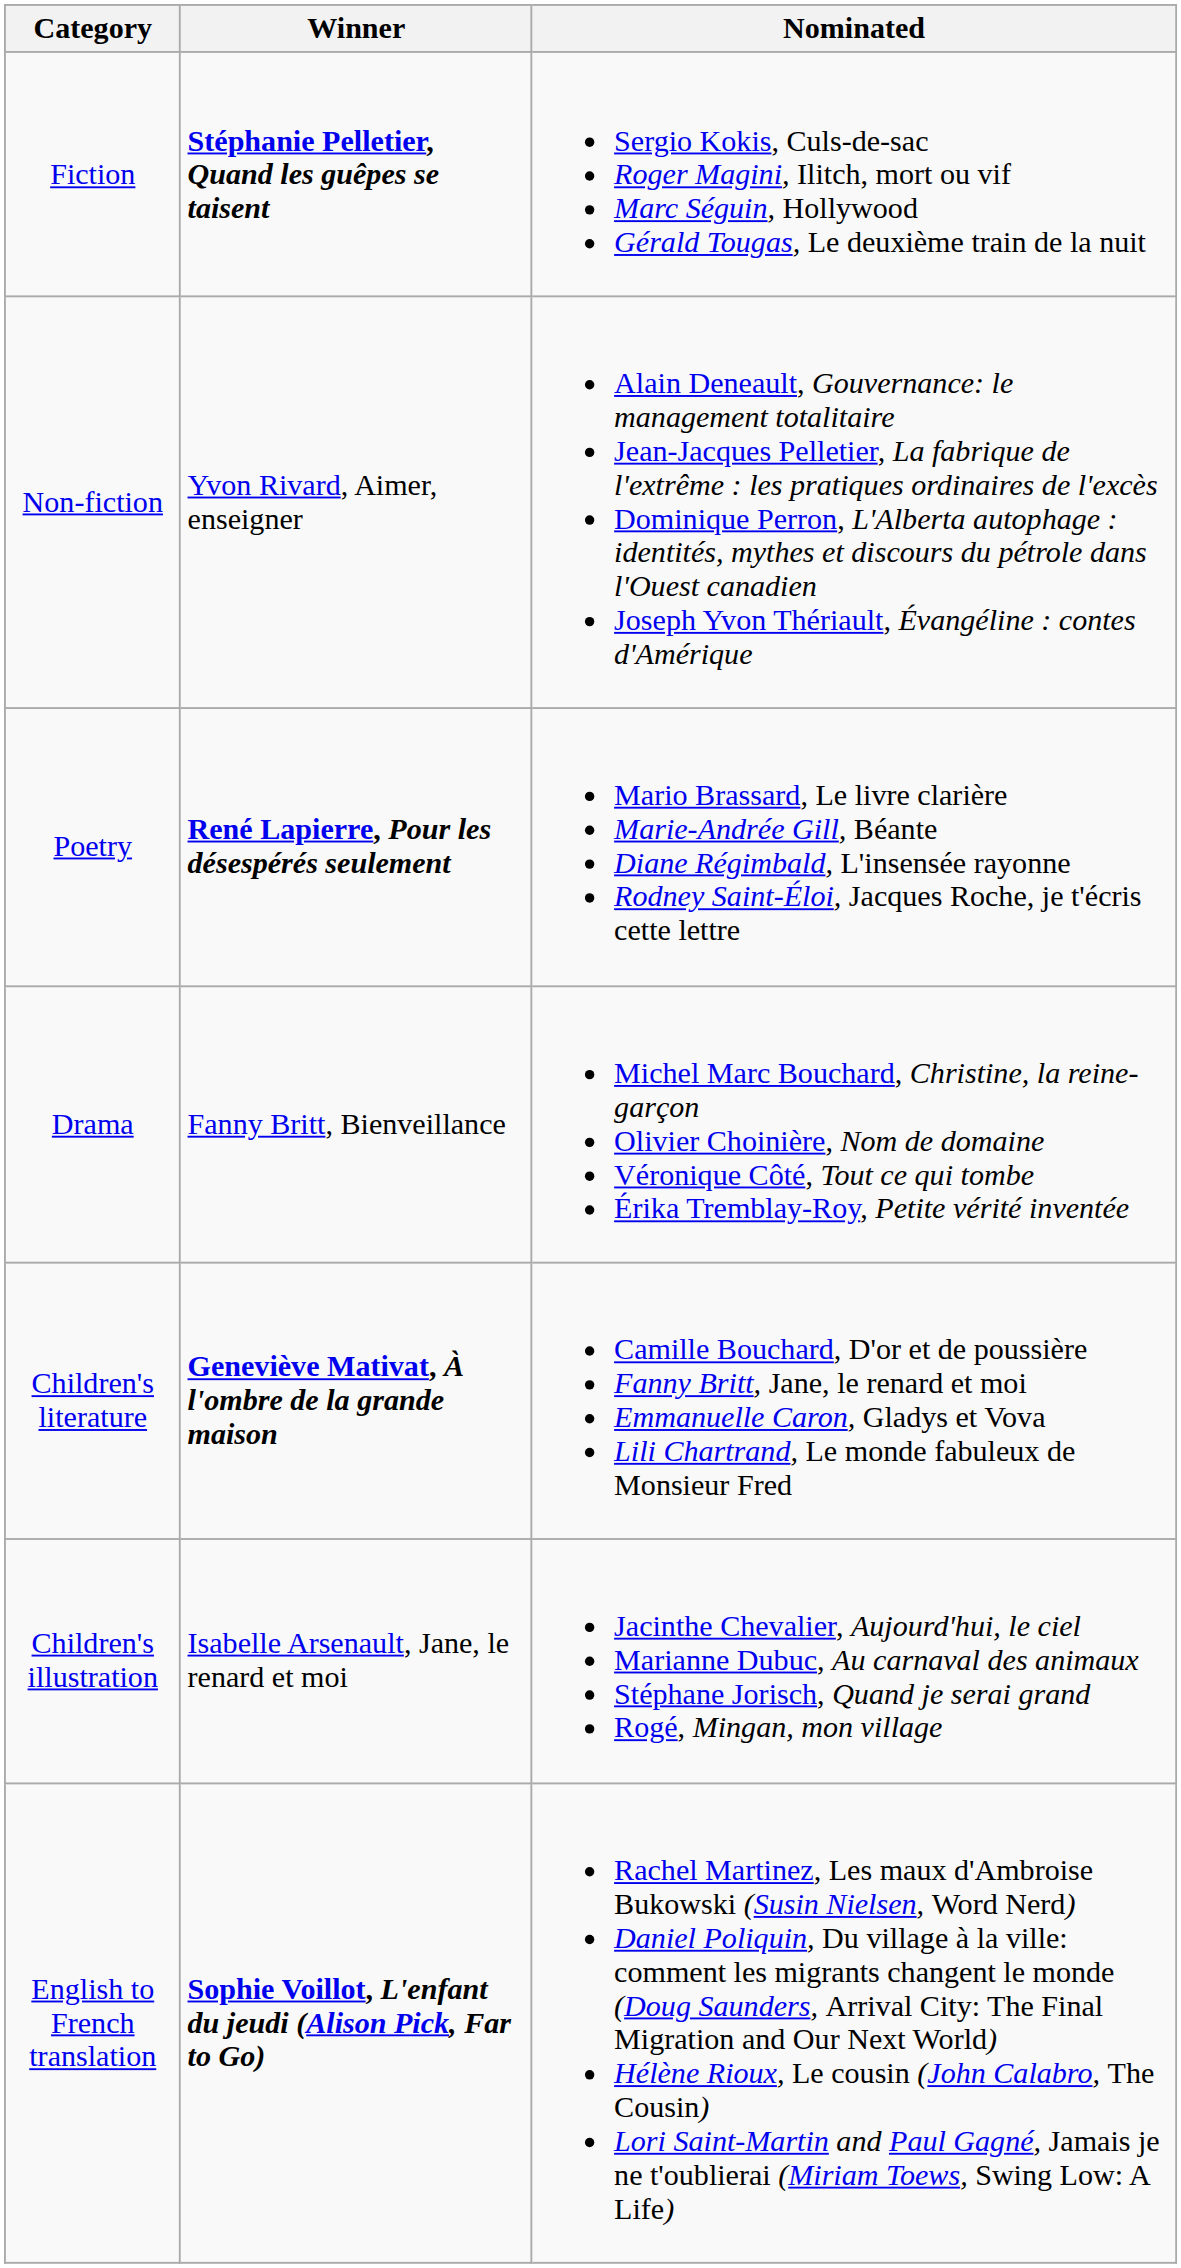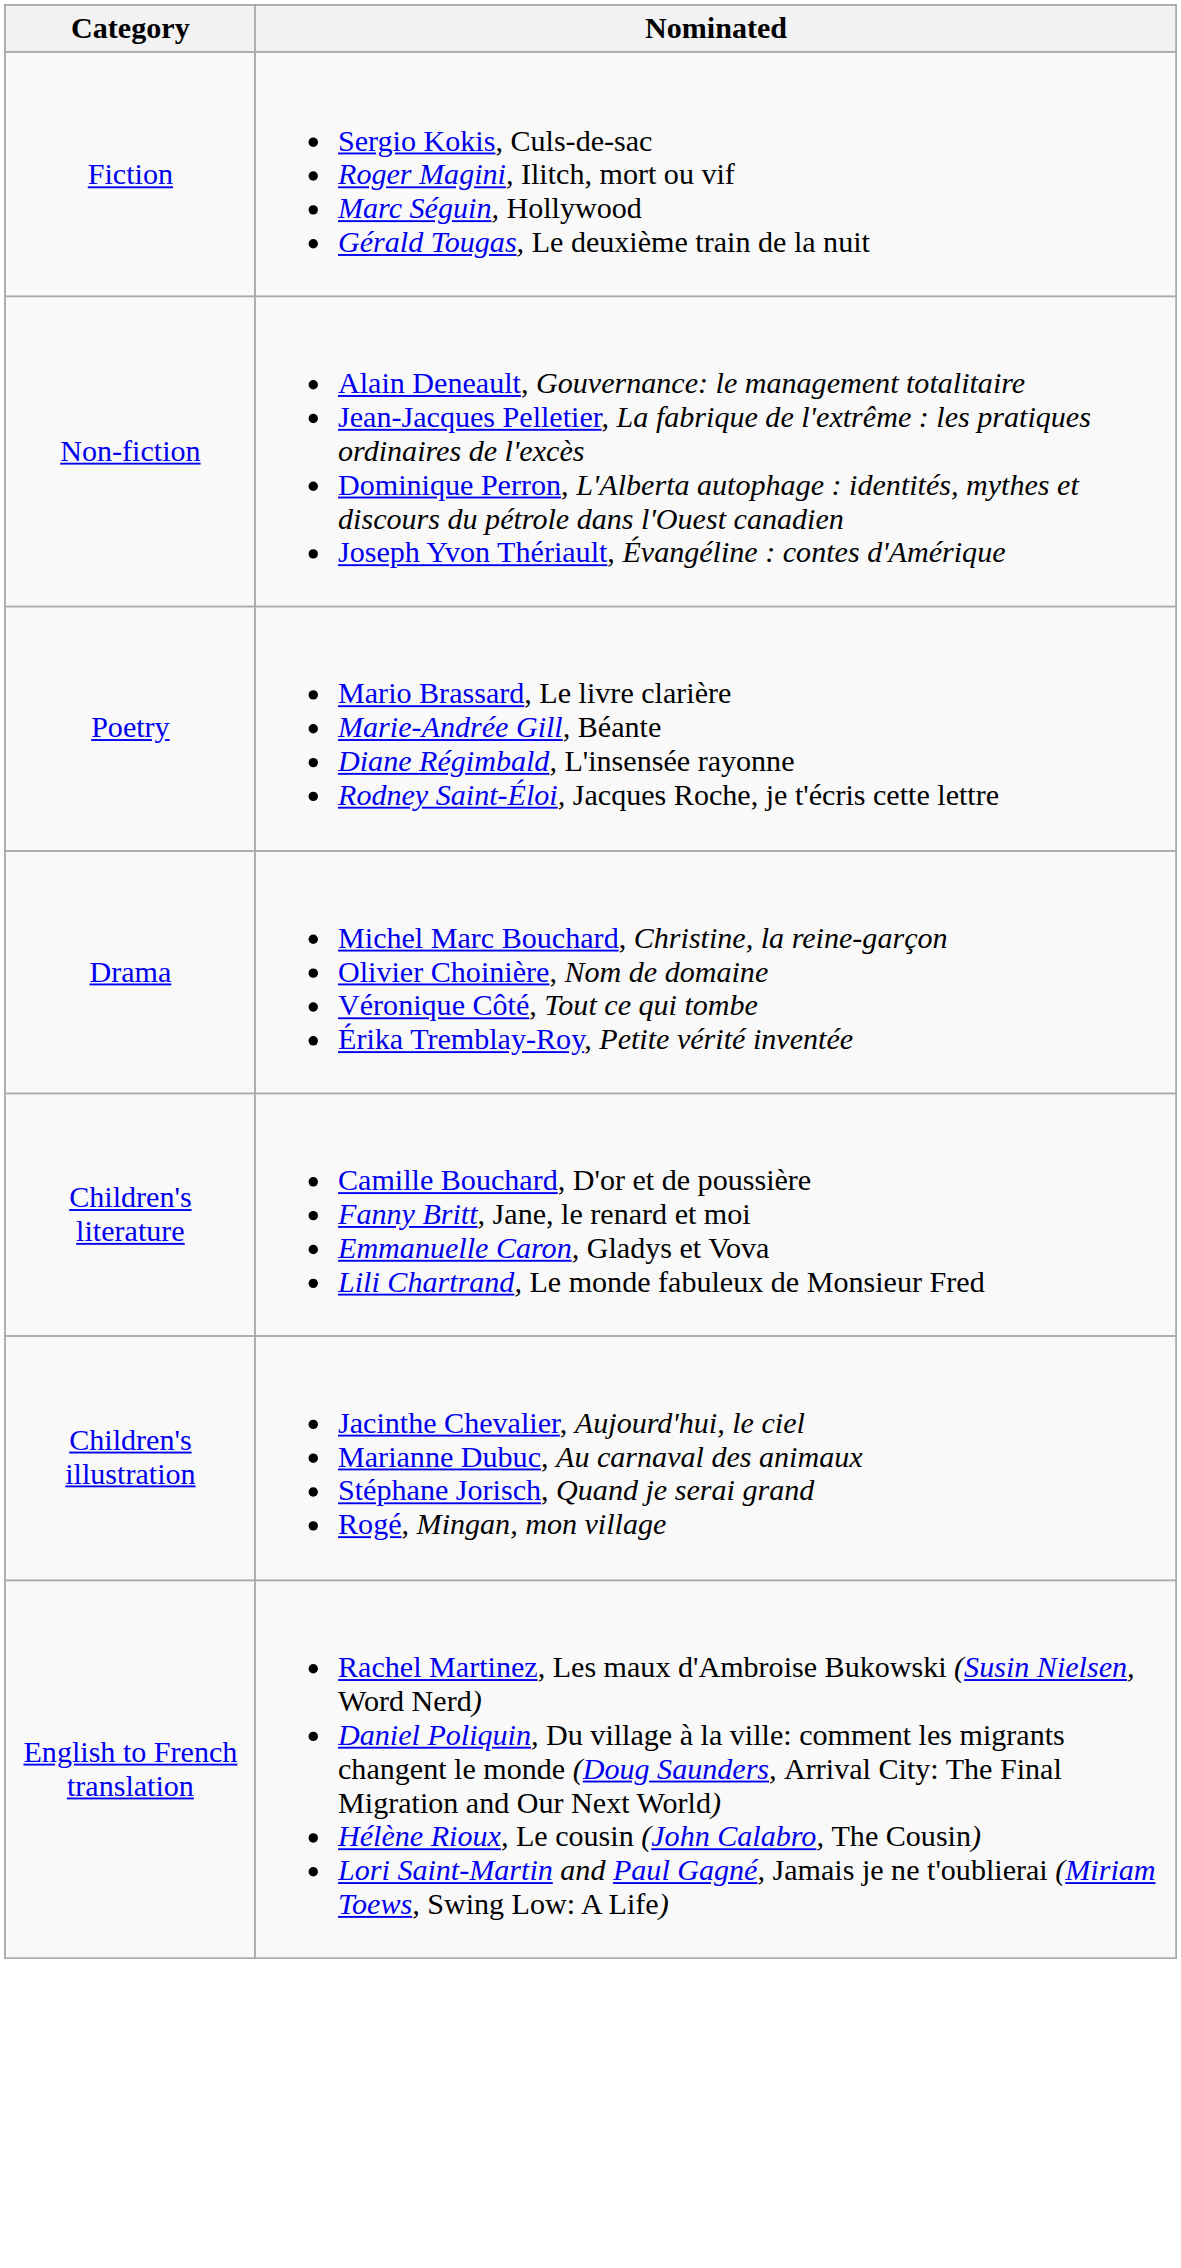- column: (356, 28)
